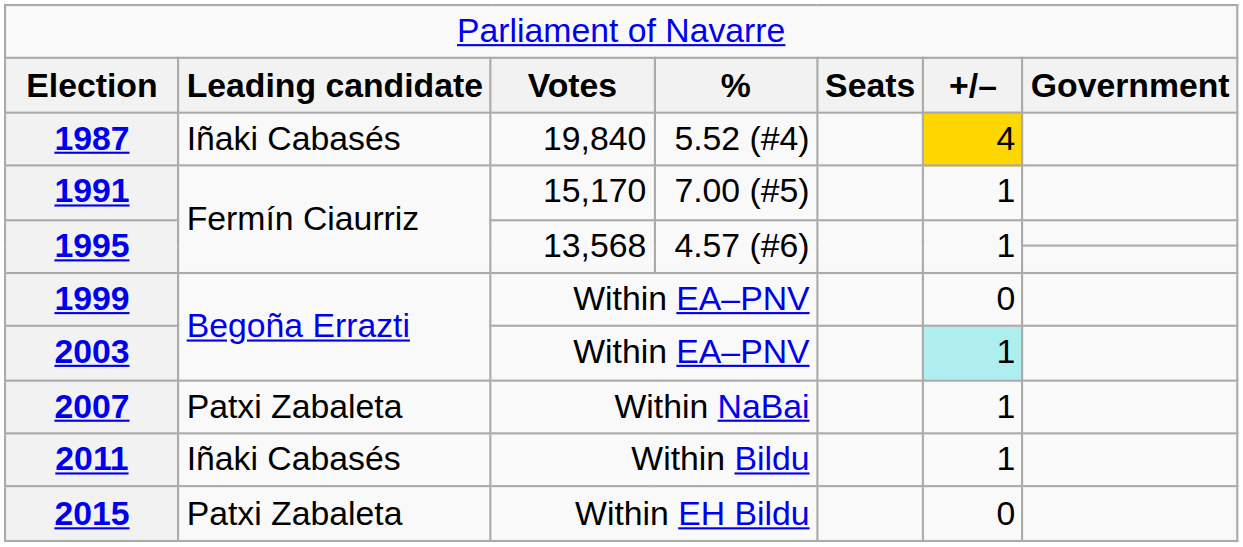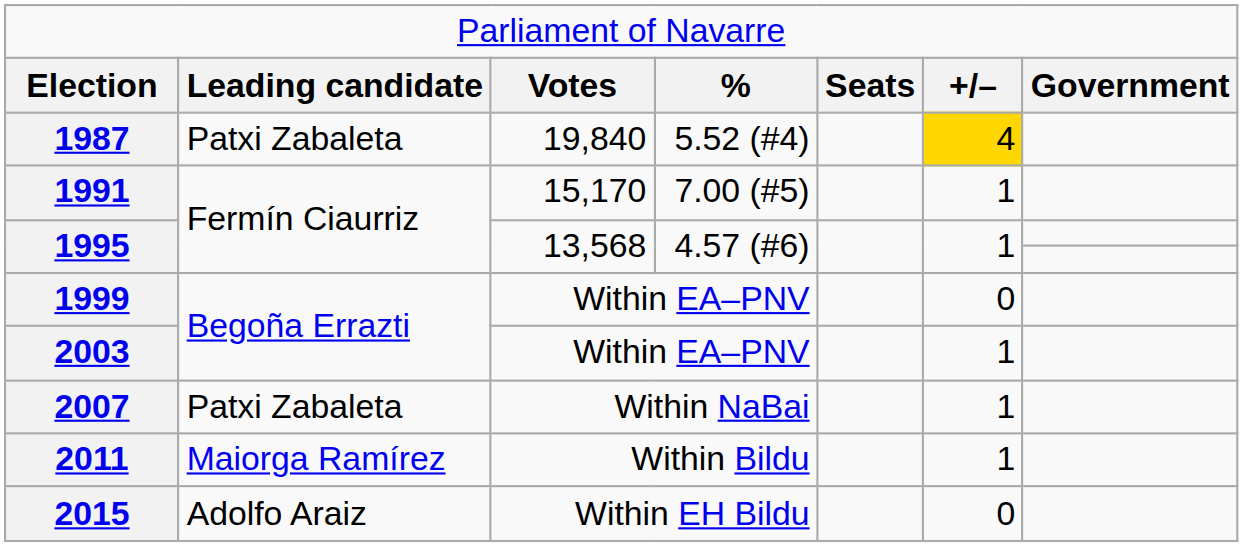(294, 138) Iñaki Cabasés -> (295, 138) Patxi Zabaleta
(1006, 352) paleturquoise background -> (1006, 352) no background
(294, 459) Iñaki Cabasés -> (316, 459) Maiorga Ramírez
(295, 513) Patxi Zabaleta -> (277, 513) Adolfo Araiz
